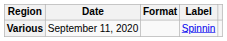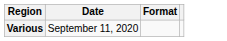- column: (199, 12)
